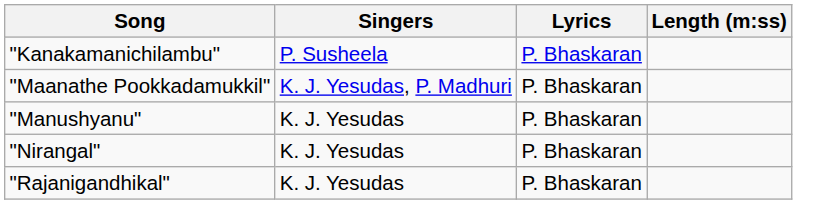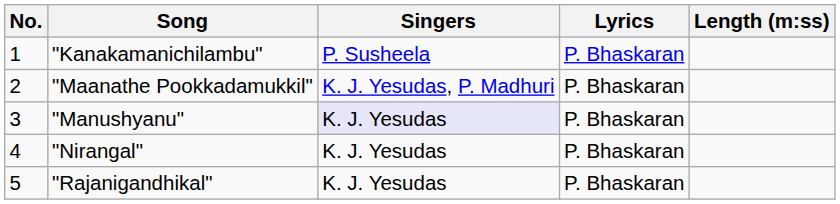+ column: (26, 21)
(342, 119) no background -> (384, 119) lavender background
